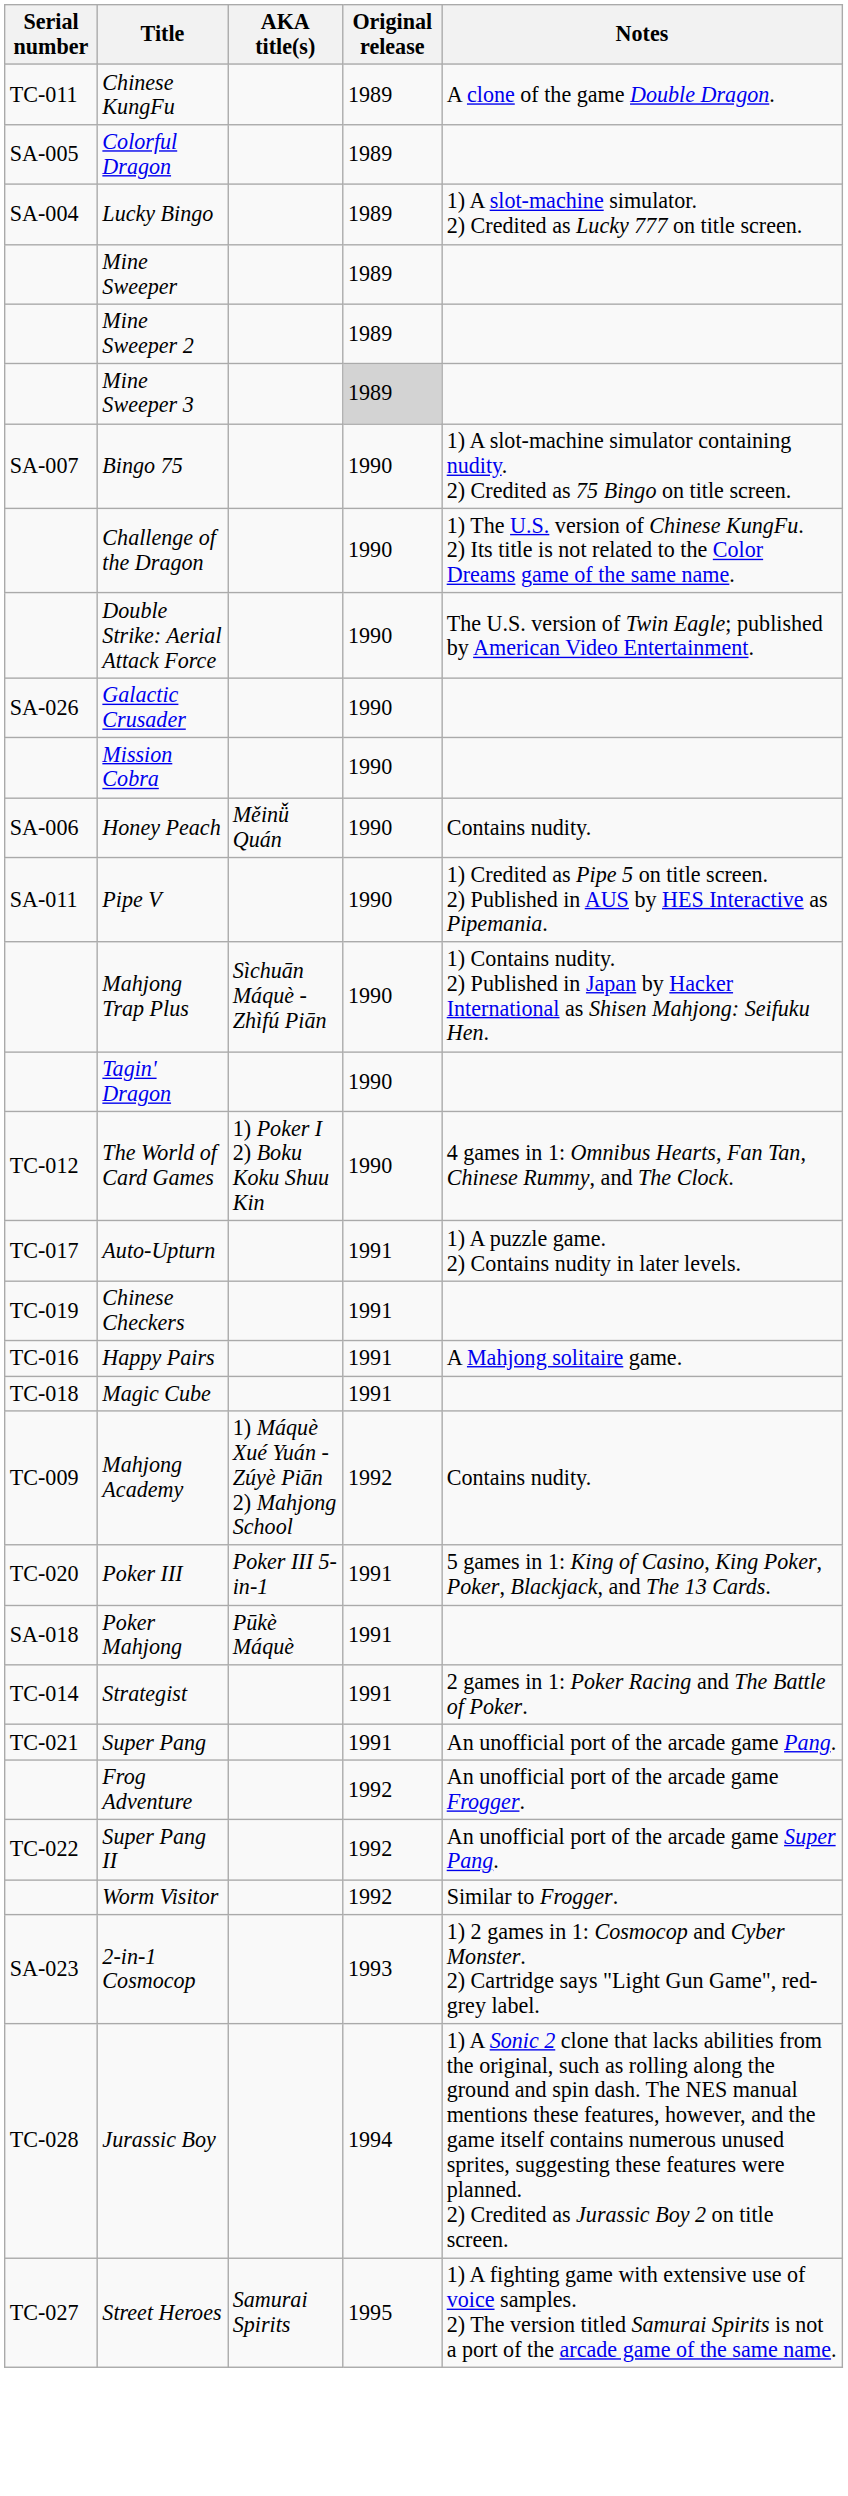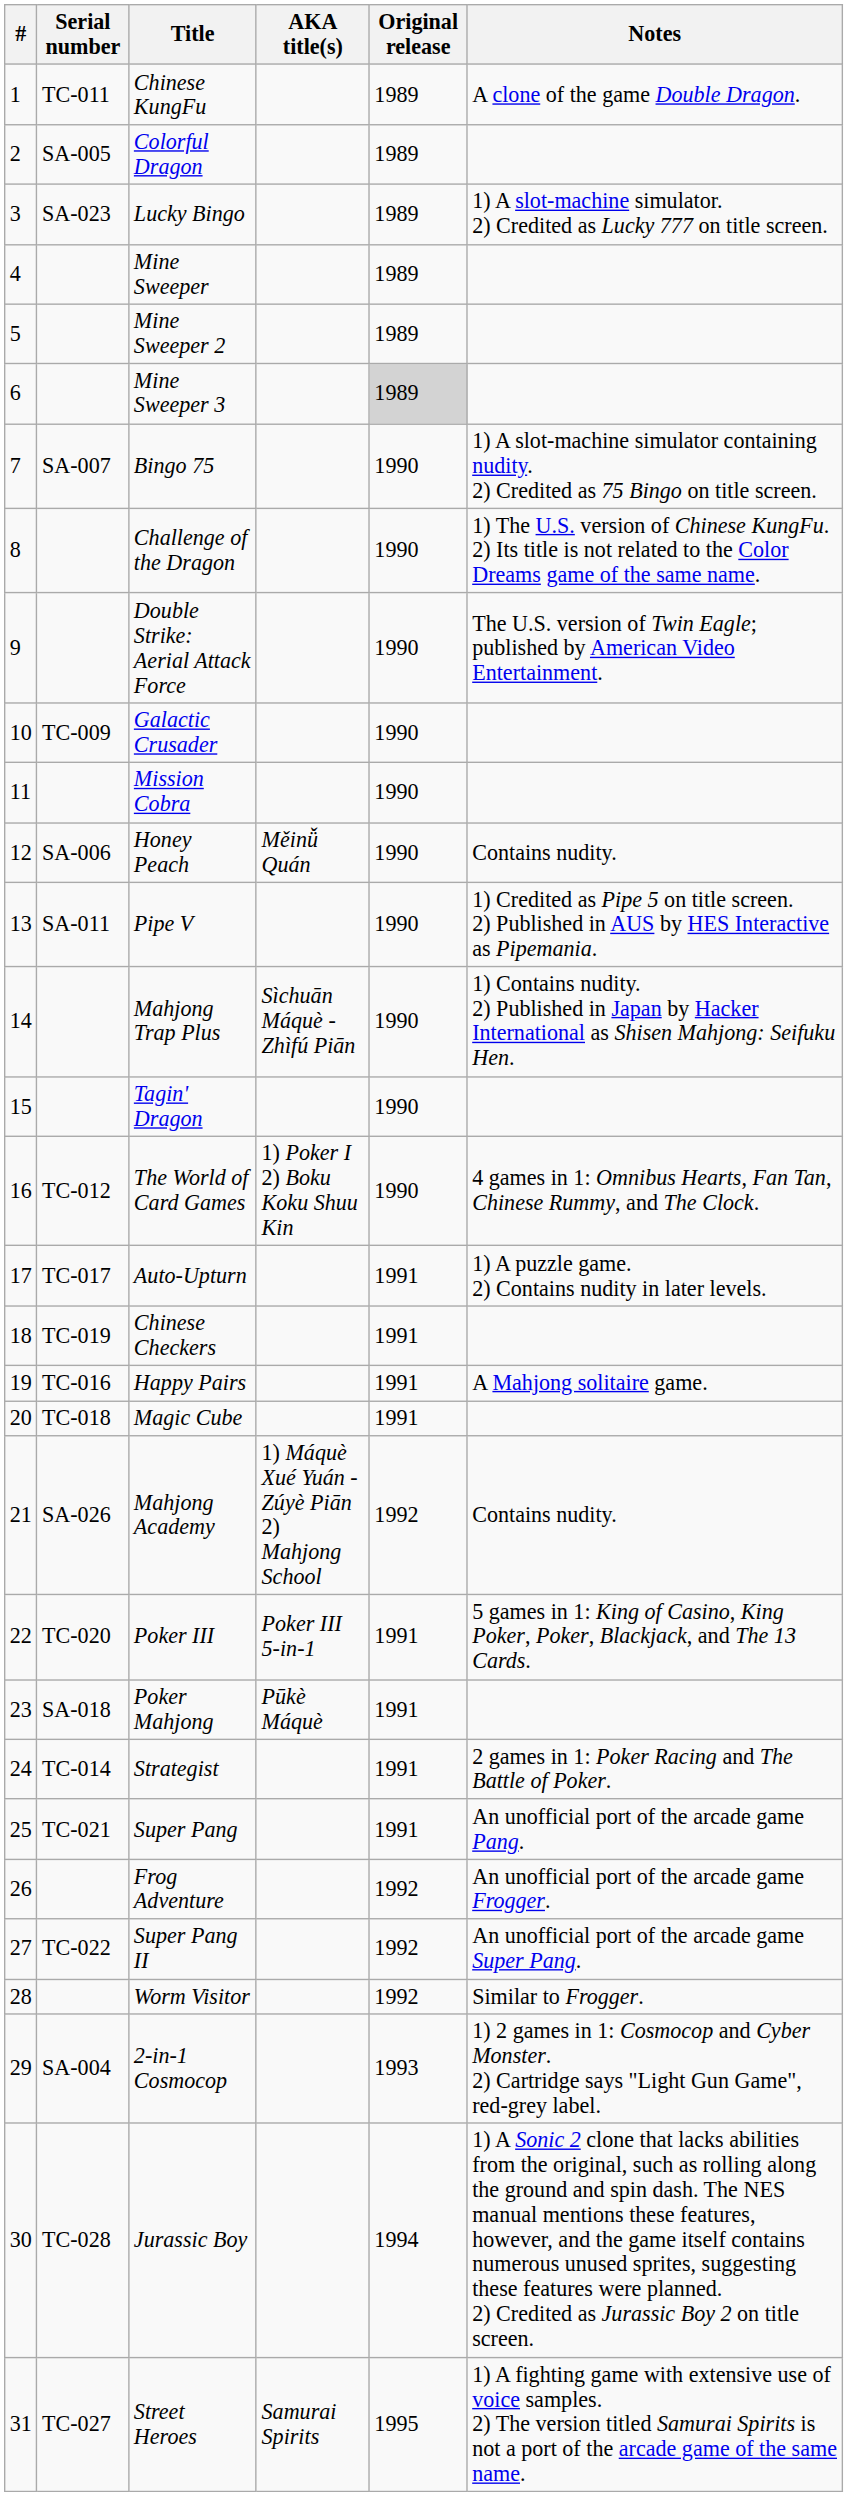+ column: (21, 34)
(44, 214) SA-004 -> (76, 214) SA-023
(44, 707) SA-026 -> (76, 732) TC-009
(44, 1477) TC-009 -> (76, 1514) SA-026
(44, 1969) SA-023 -> (76, 2068) SA-004
